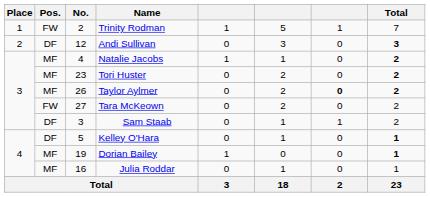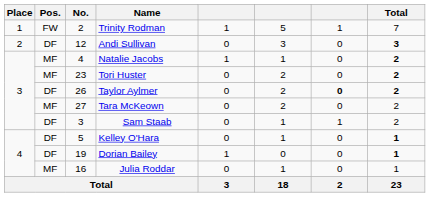(50, 91) MF -> (50, 91) DF
(50, 106) FW -> (50, 106) MF
(50, 153) MF -> (50, 153) DF
